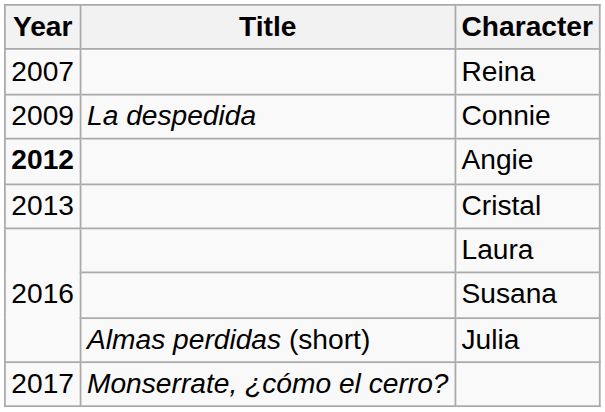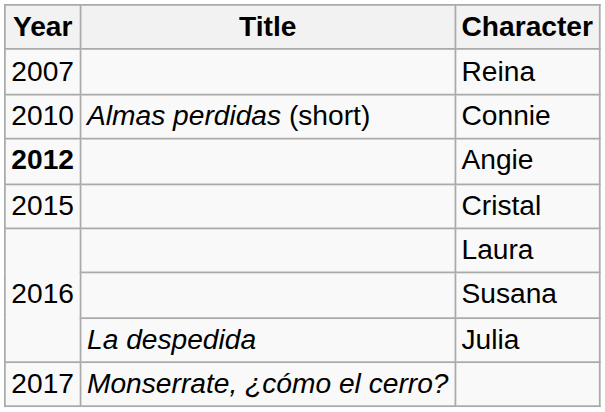(43, 116) 2009 -> (43, 116) 2010
(172, 116) La despedida -> (229, 116) Almas perdidas (short)
(43, 205) 2013 -> (43, 205) 2015
(229, 339) Almas perdidas (short) -> (172, 339) La despedida
